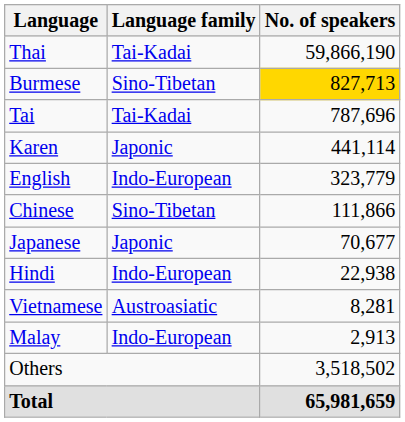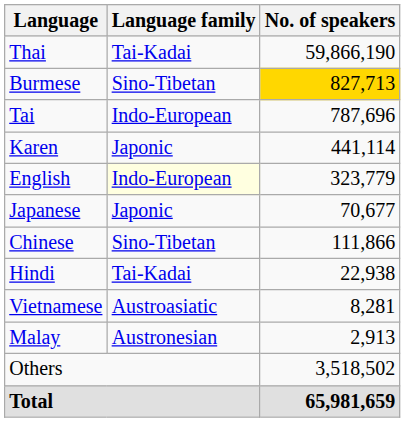(151, 115) Tai-Kadai -> (172, 115) Indo-European
(172, 178) no background -> (172, 178) lightyellow background
rows swapped: (41, 210) <-> (45, 242)
(172, 274) Indo-European -> (151, 274) Tai-Kadai
(172, 337) Indo-European -> (164, 337) Austronesian
